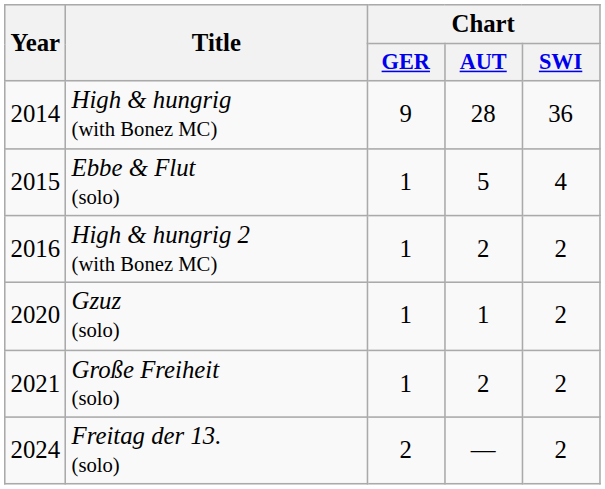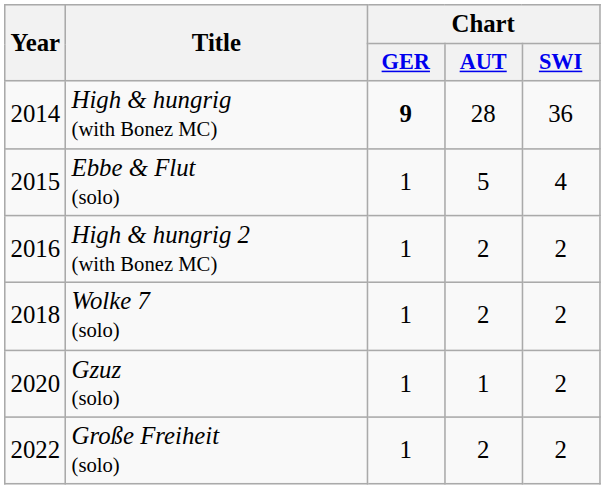(406, 114) normal -> (406, 114) bold
+ row: (111, 315)
(35, 383) 2021 -> (35, 450) 2022
- row: (146, 450)
